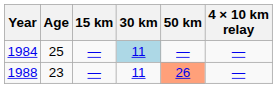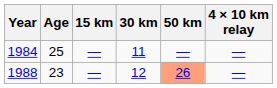(139, 51) lightblue background -> (139, 51) no background
(139, 72) 11 -> (139, 72) 12
